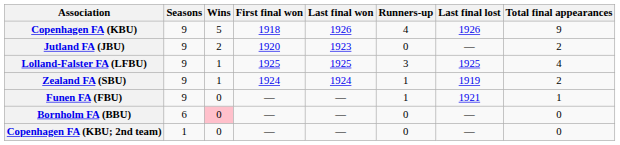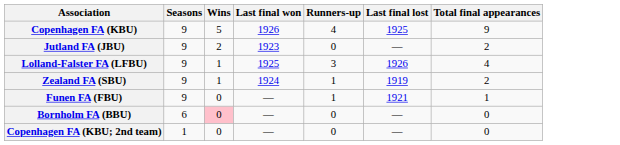- column: (269, 13)
(469, 30) 1926 -> (397, 30) 1925
(469, 64) 1925 -> (397, 64) 1926
